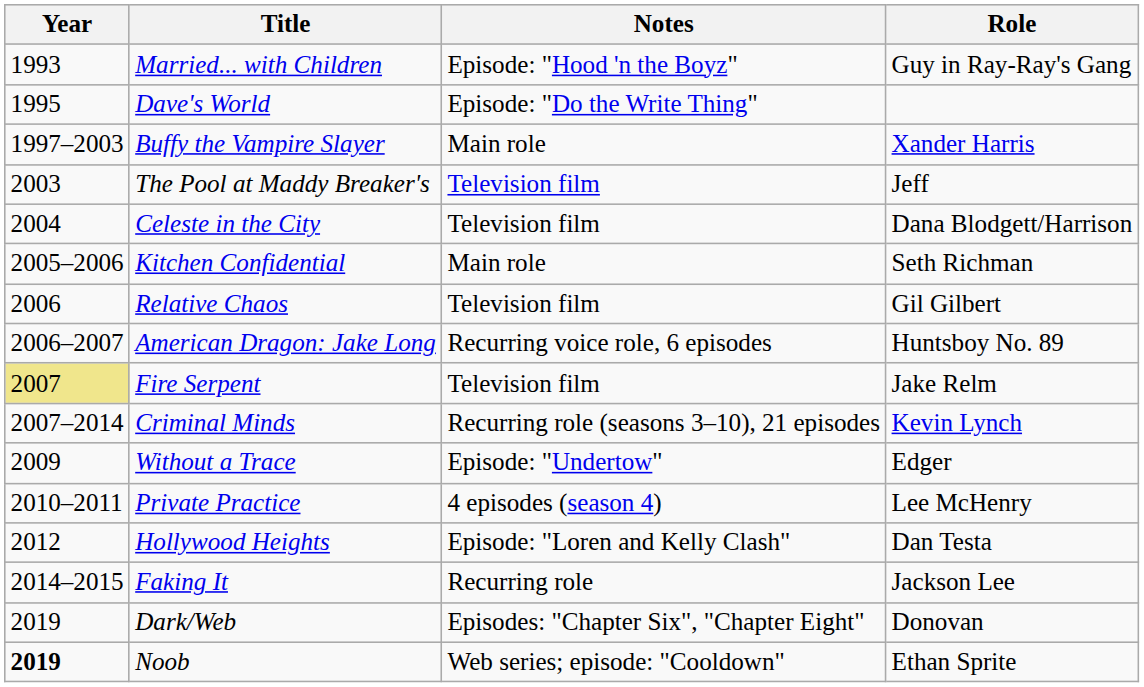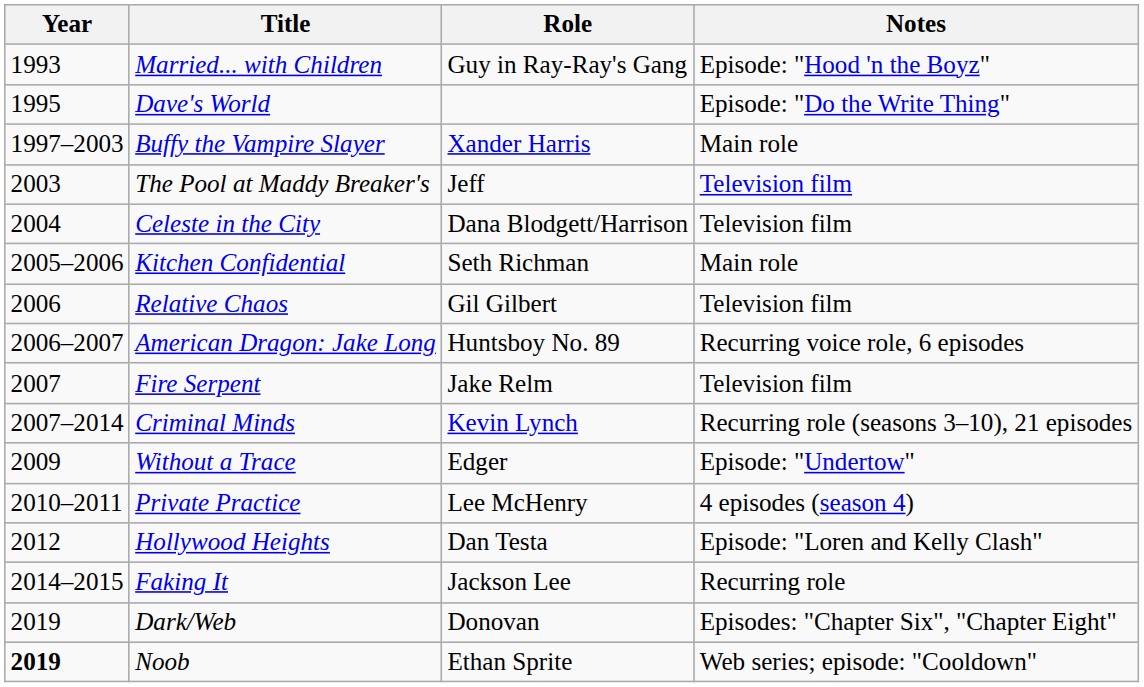columns swapped: (1012, 24) <-> (664, 24)
(36, 382) khaki background -> (36, 382) no background
